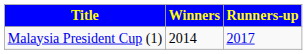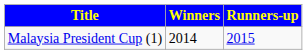(241, 37) 2017 -> (241, 37) 2015
